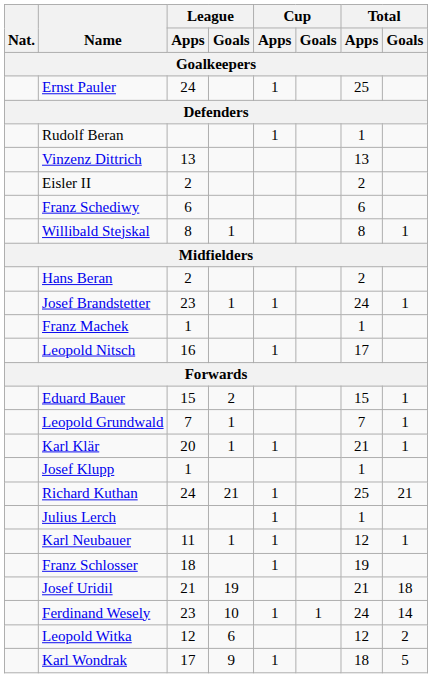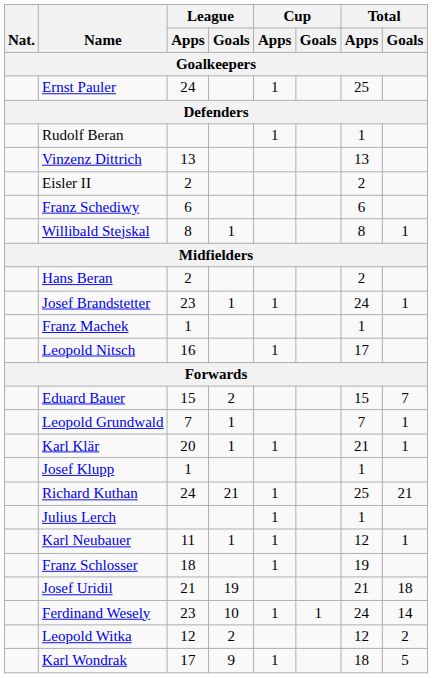(405, 398) 1 -> (405, 398) 7
(231, 636) 6 -> (231, 636) 2
